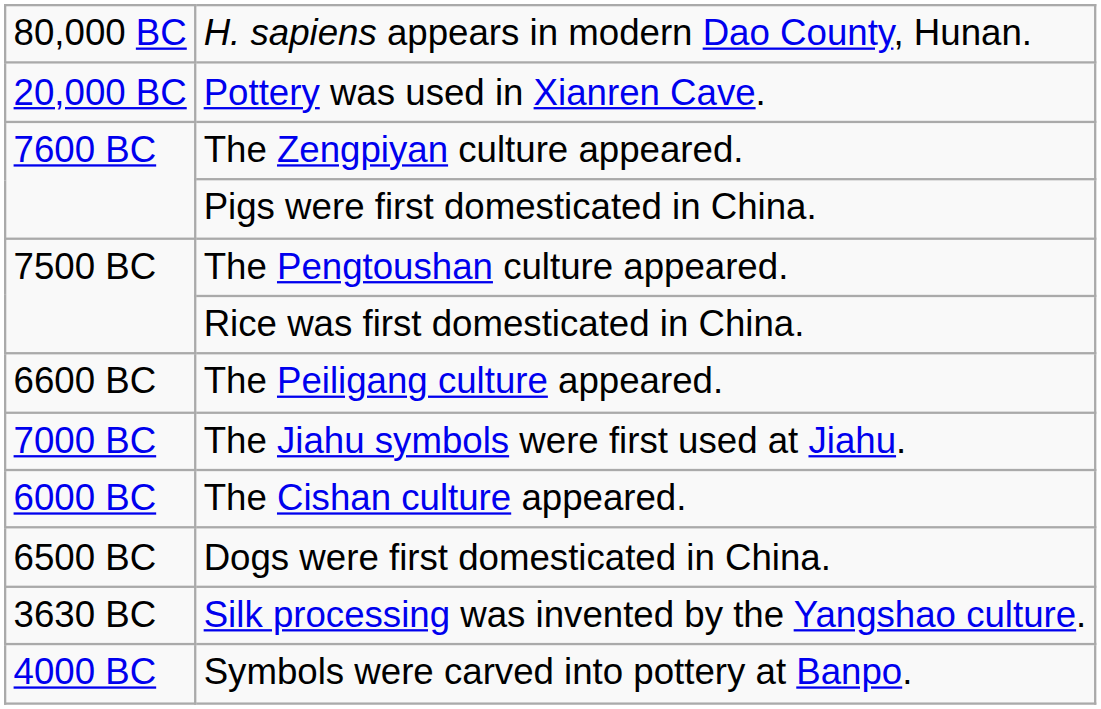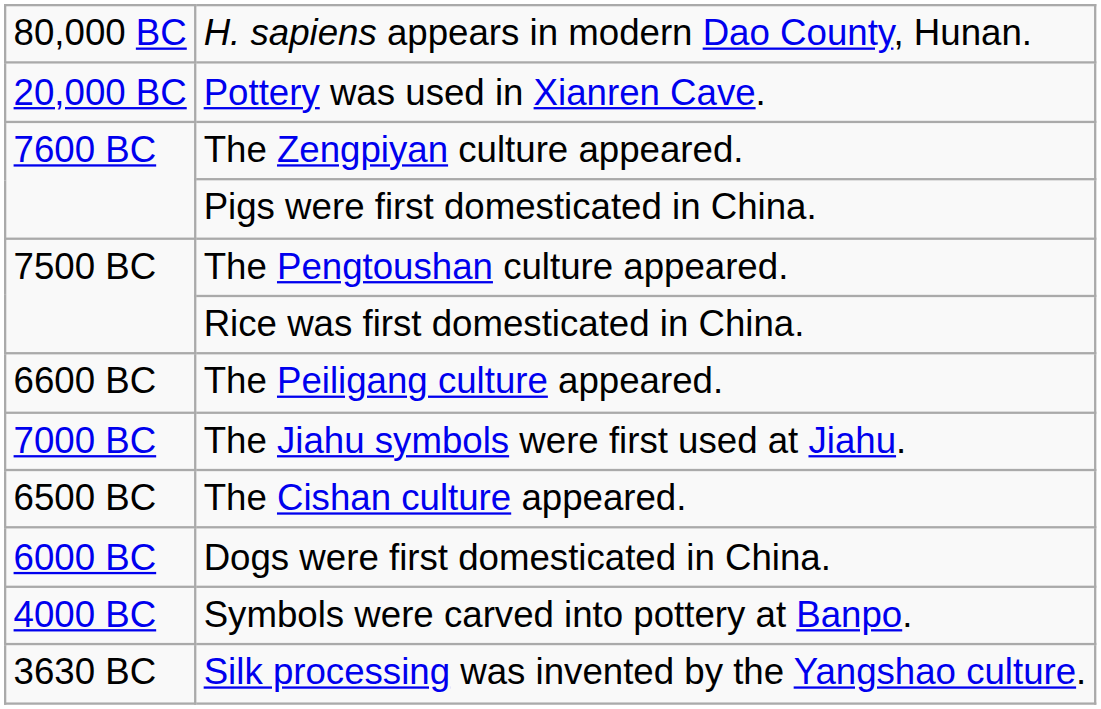(85, 498) 6000 BC -> (85, 498) 6500 BC
(85, 556) 6500 BC -> (85, 556) 6000 BC
rows swapped: (558, 672) <-> (645, 614)
